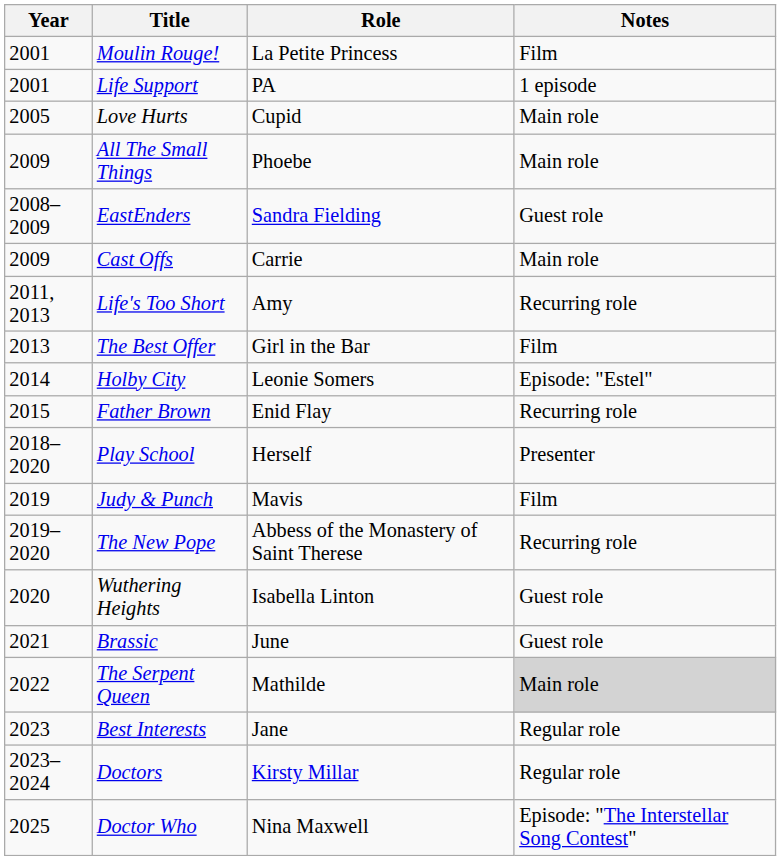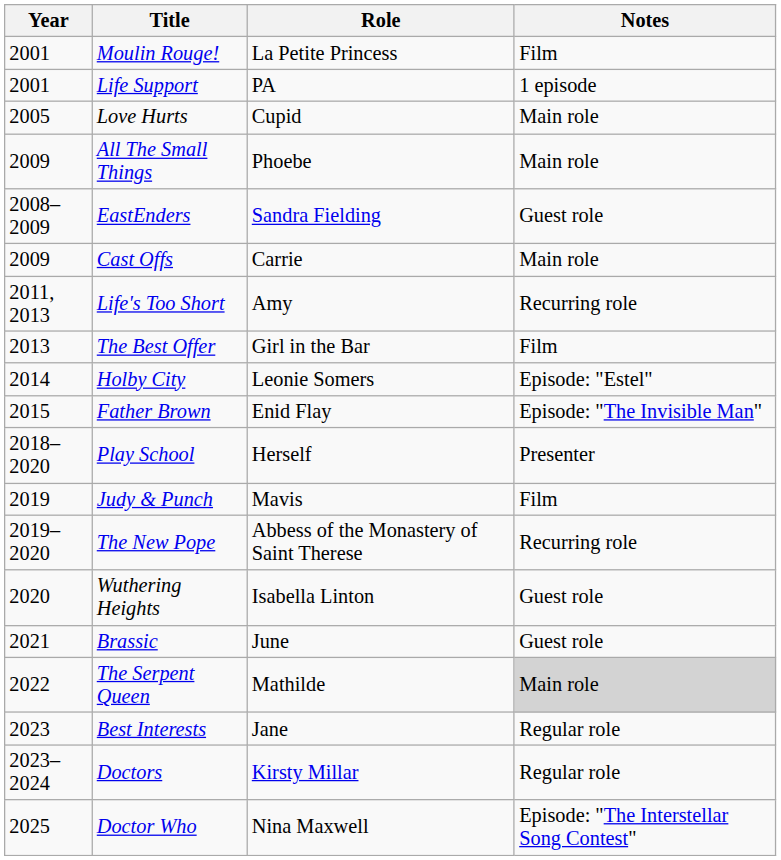(578, 411) Recurring role -> (641, 411) Episode: "The Invisible Man"
